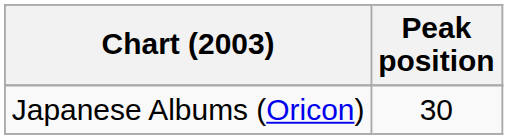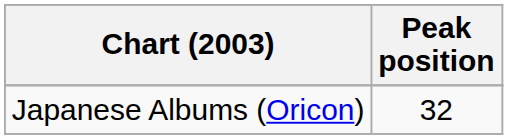(436, 109) 30 -> (436, 109) 32
